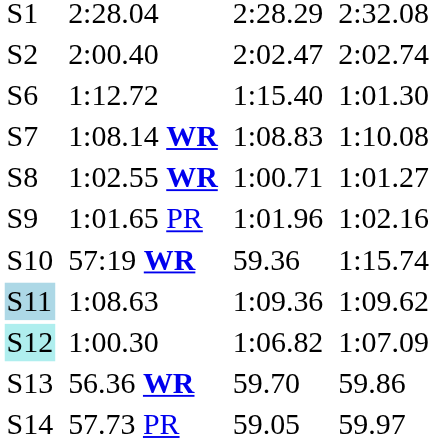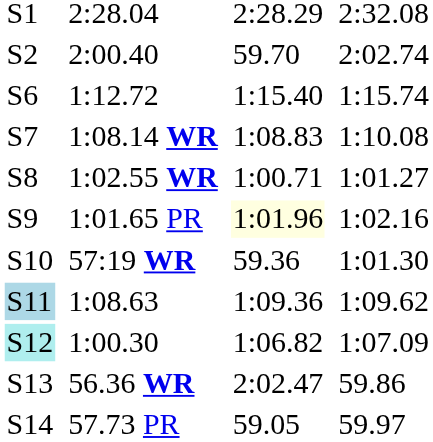(278, 54) 2:02.47 -> (266, 54) 59.70
(384, 95) 1:01.30 -> (384, 95) 1:15.74
(278, 218) no background -> (278, 218) lightyellow background
(384, 259) 1:15.74 -> (384, 259) 1:01.30
(266, 383) 59.70 -> (278, 383) 2:02.47
